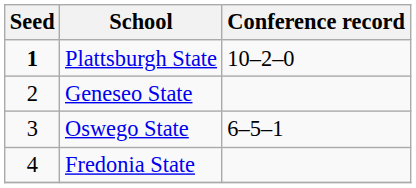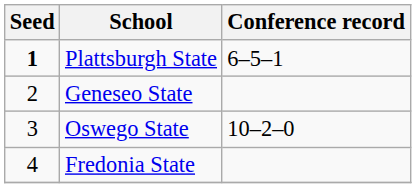(261, 57) 10–2–0 -> (255, 57) 6–5–1
(255, 128) 6–5–1 -> (261, 128) 10–2–0
